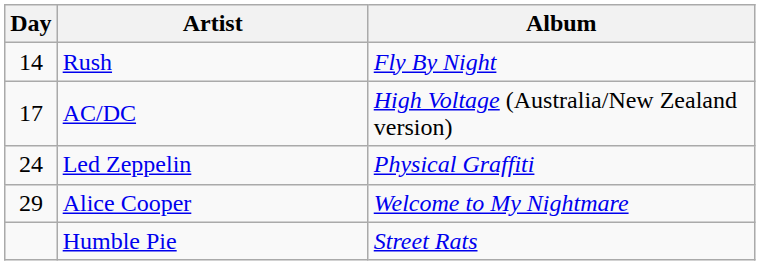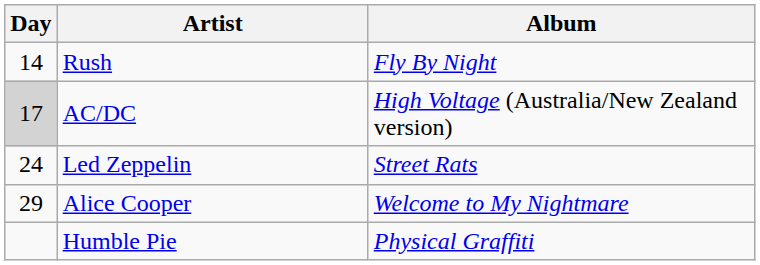(31, 113) no background -> (31, 113) lightgrey background
(454, 164) Physical Graffiti -> (426, 164) Street Rats
(426, 240) Street Rats -> (454, 240) Physical Graffiti
